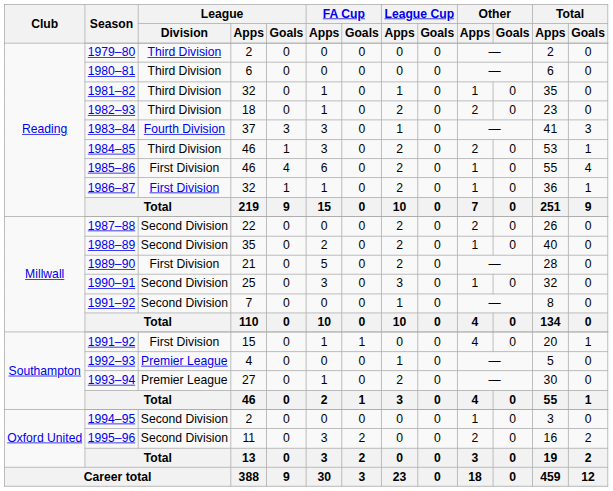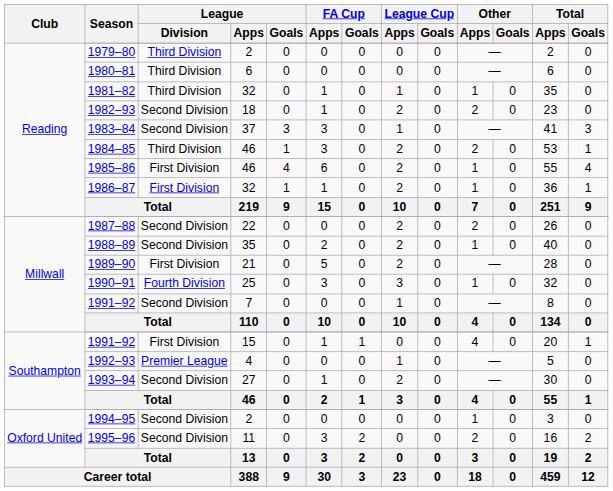(184, 110) Third Division -> (184, 110) Second Division
(184, 129) Fourth Division -> (184, 129) Second Division
(184, 284) Second Division -> (184, 284) Fourth Division
(184, 380) Premier League -> (184, 380) Second Division
